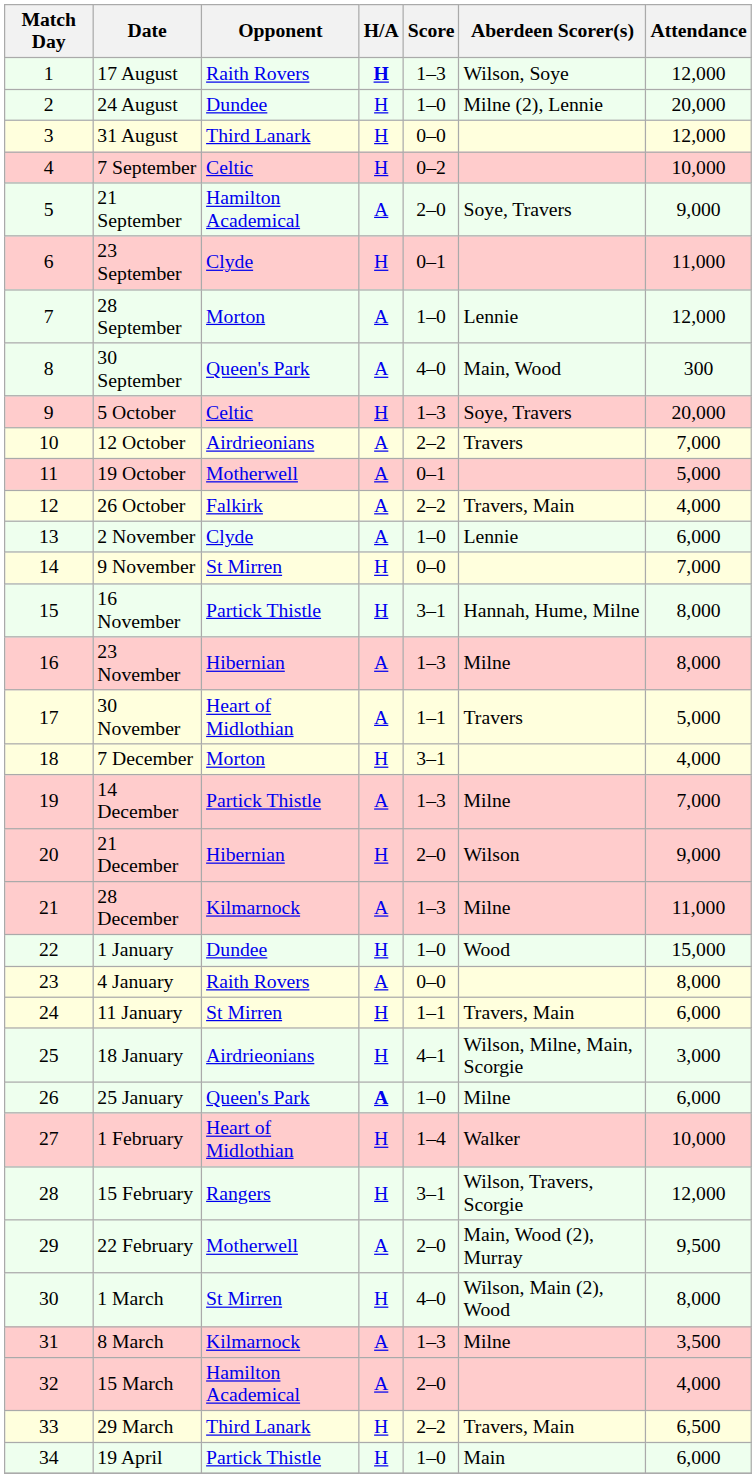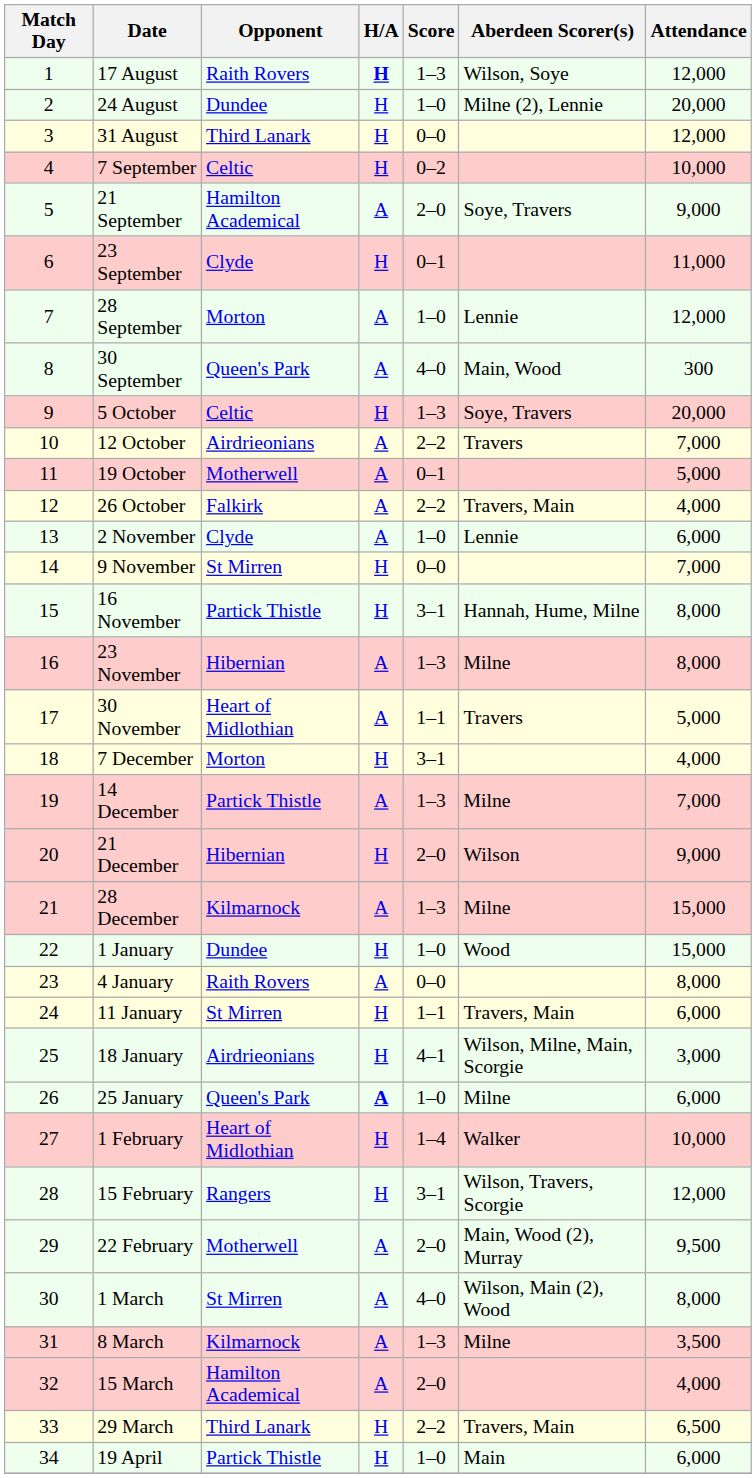(699, 908) 11,000 -> (699, 908) 15,000
(381, 1299) H -> (381, 1299) A
